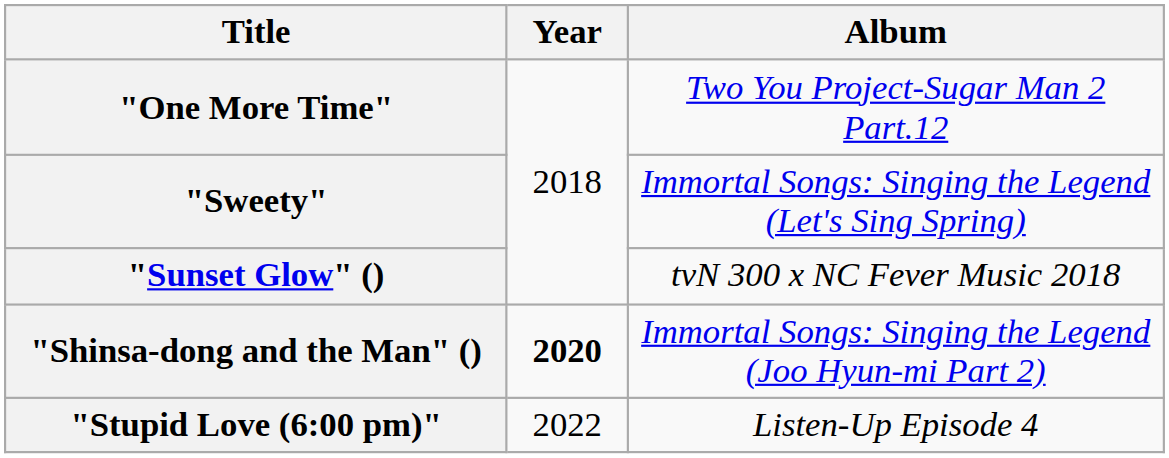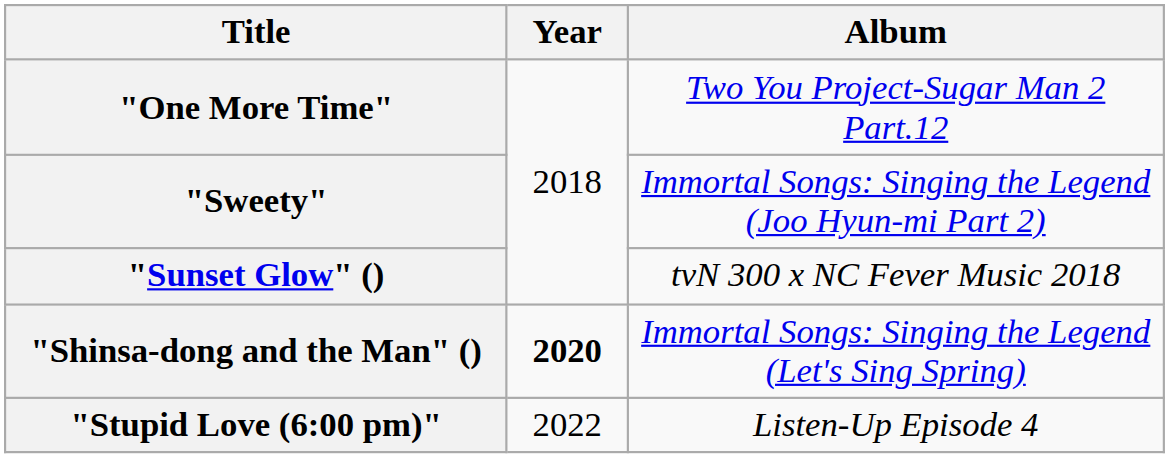(896, 200) Immortal Songs: Singing the Legend (Let's Sing Spring) -> (896, 200) Immortal Songs: Singing the Legend (Joo Hyun-mi Part 2)
(896, 349) Immortal Songs: Singing the Legend (Joo Hyun-mi Part 2) -> (896, 349) Immortal Songs: Singing the Legend (Let's Sing Spring)
